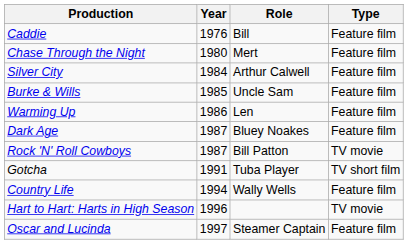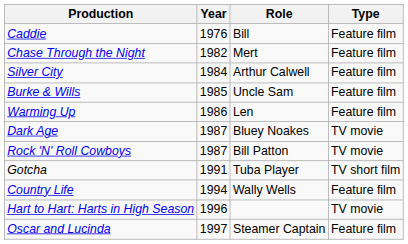(214, 53) 1980 -> (214, 53) 1982
(364, 131) Feature film -> (357, 131) TV movie
